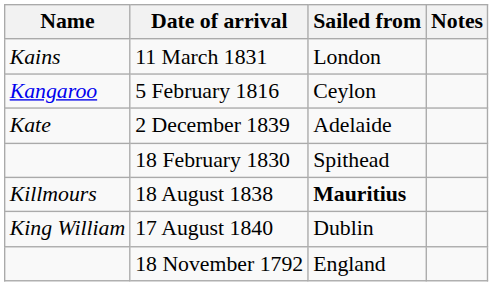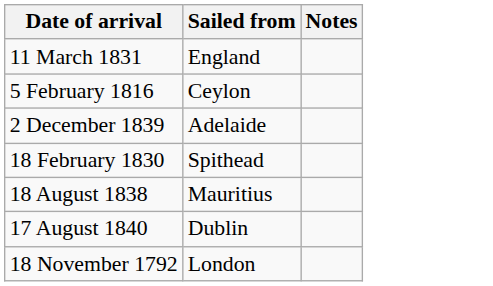- column: (67, 21)
(347, 56) London -> (224, 56) England
(360, 194) bold -> (230, 194) normal
(349, 263) England -> (222, 263) London
